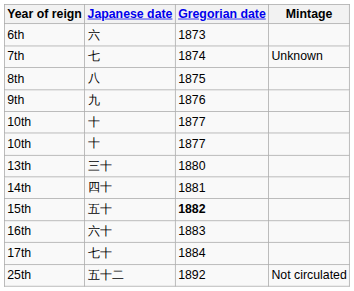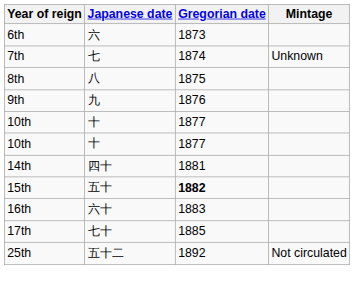- row: (19, 166)
(192, 253) 1884 -> (192, 231) 1885
